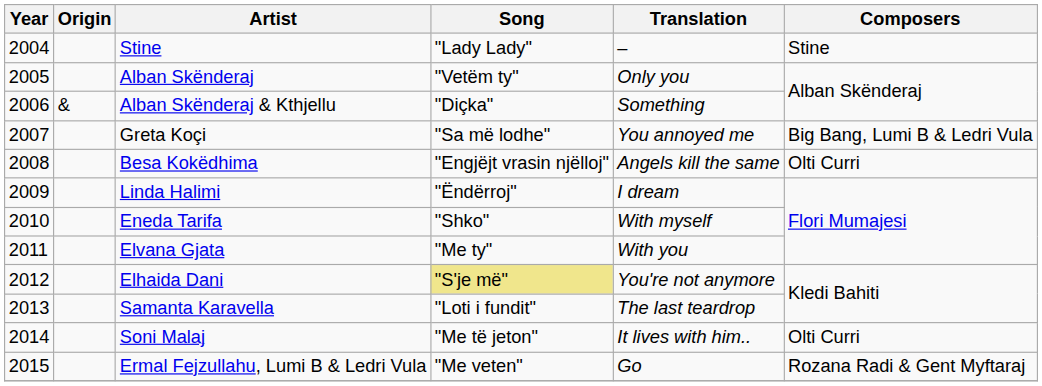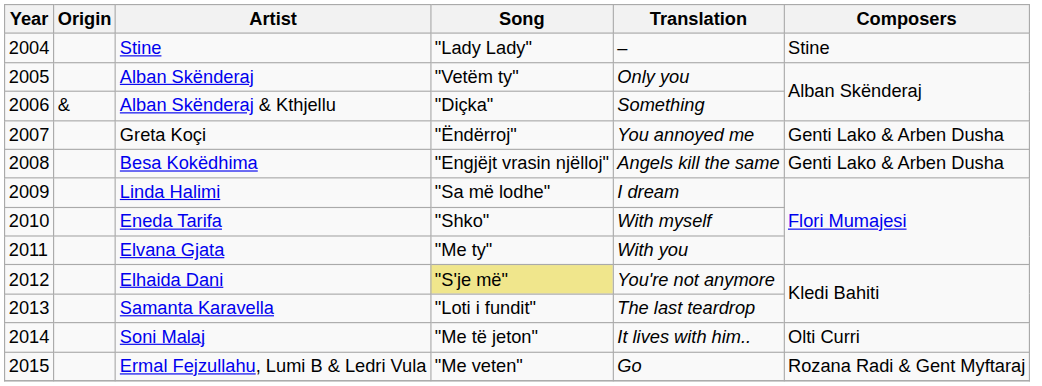(492, 134) "Sa më lodhe" -> (476, 134) "Ëndërroj"
(910, 134) Big Bang, Lumi B & Ledri Vula -> (896, 134) Genti Lako & Arben Dusha
(824, 163) Olti Curri -> (896, 163) Genti Lako & Arben Dusha
(476, 192) "Ëndërroj" -> (492, 192) "Sa më lodhe"
